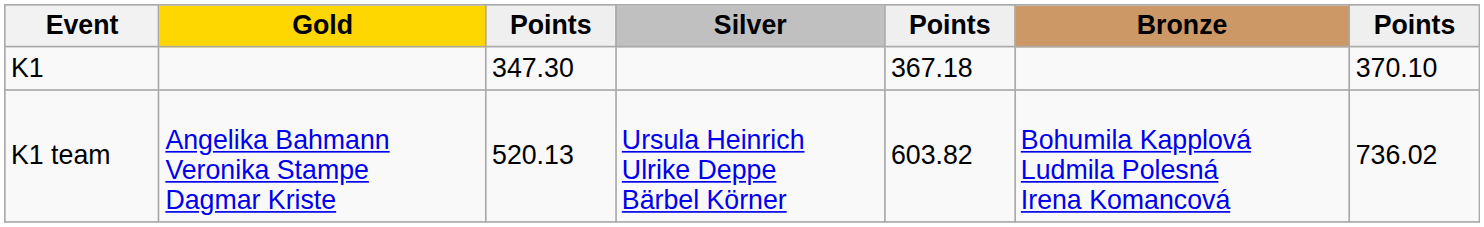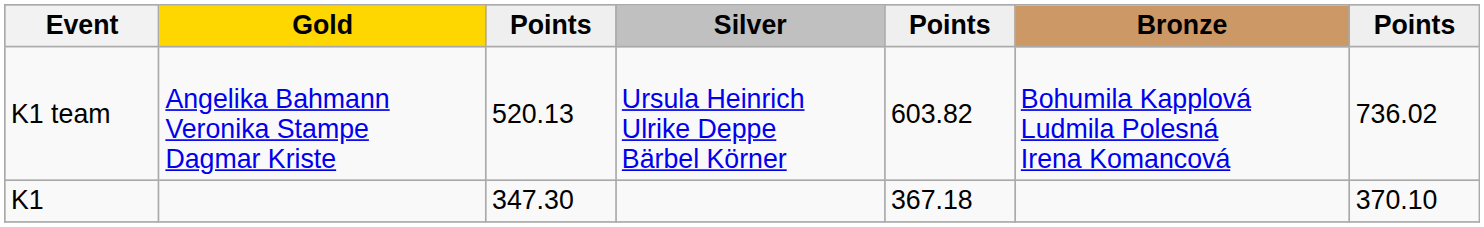rows swapped: (27, 68) <-> (61, 155)
